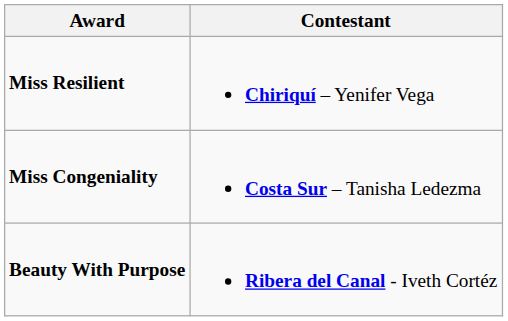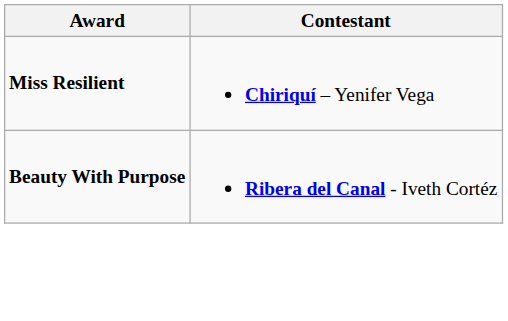- row: (83, 176)
